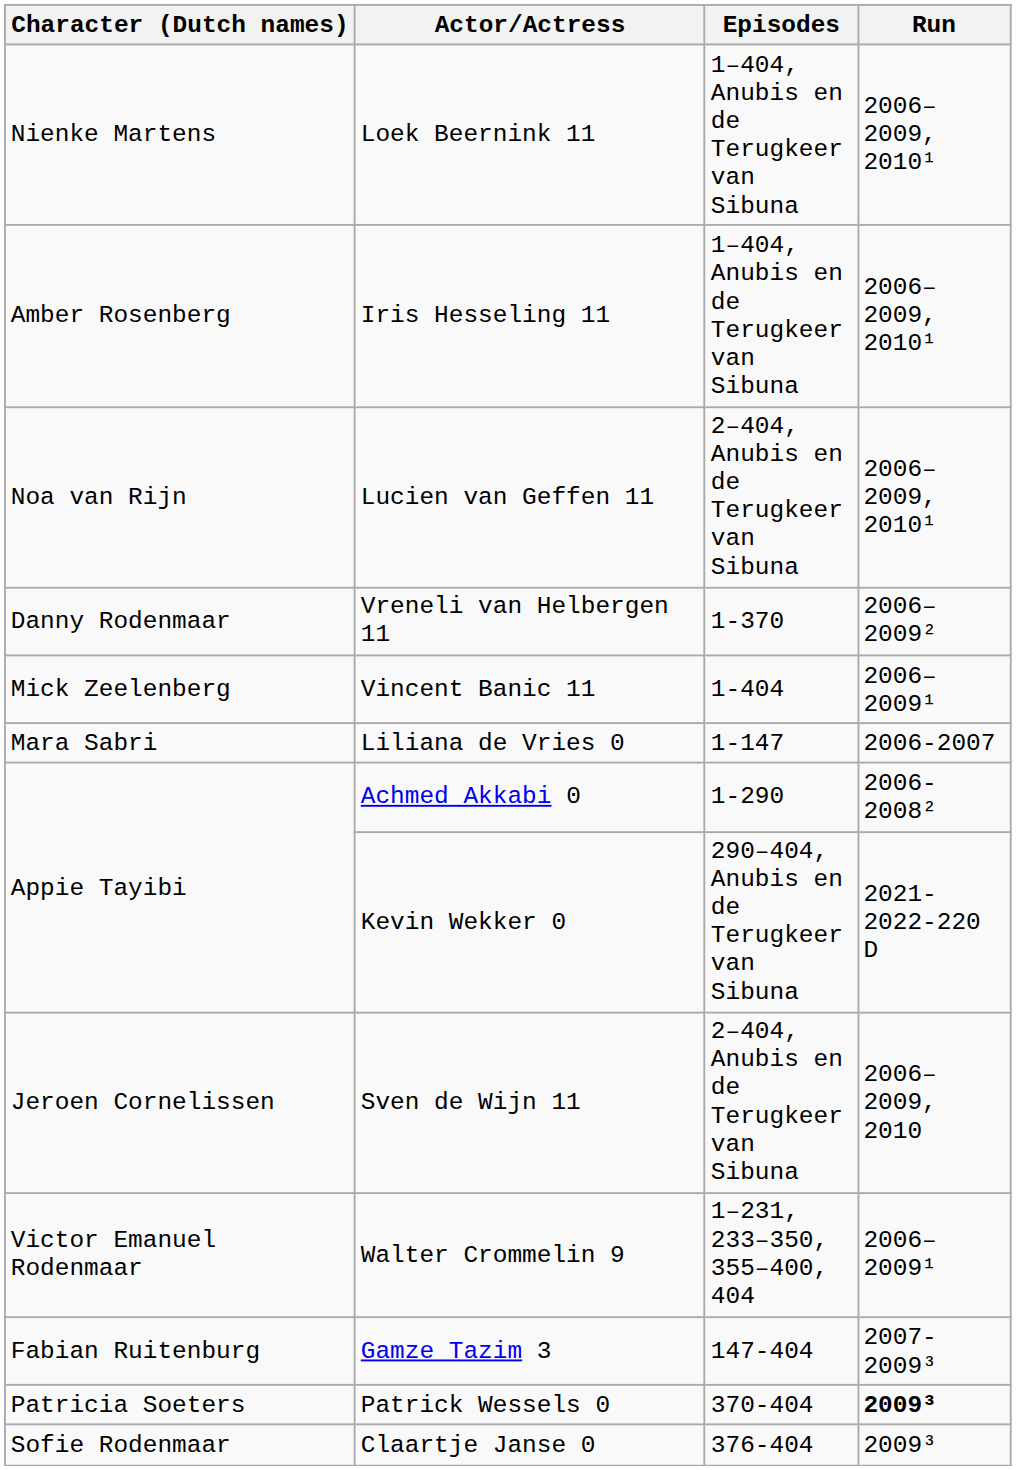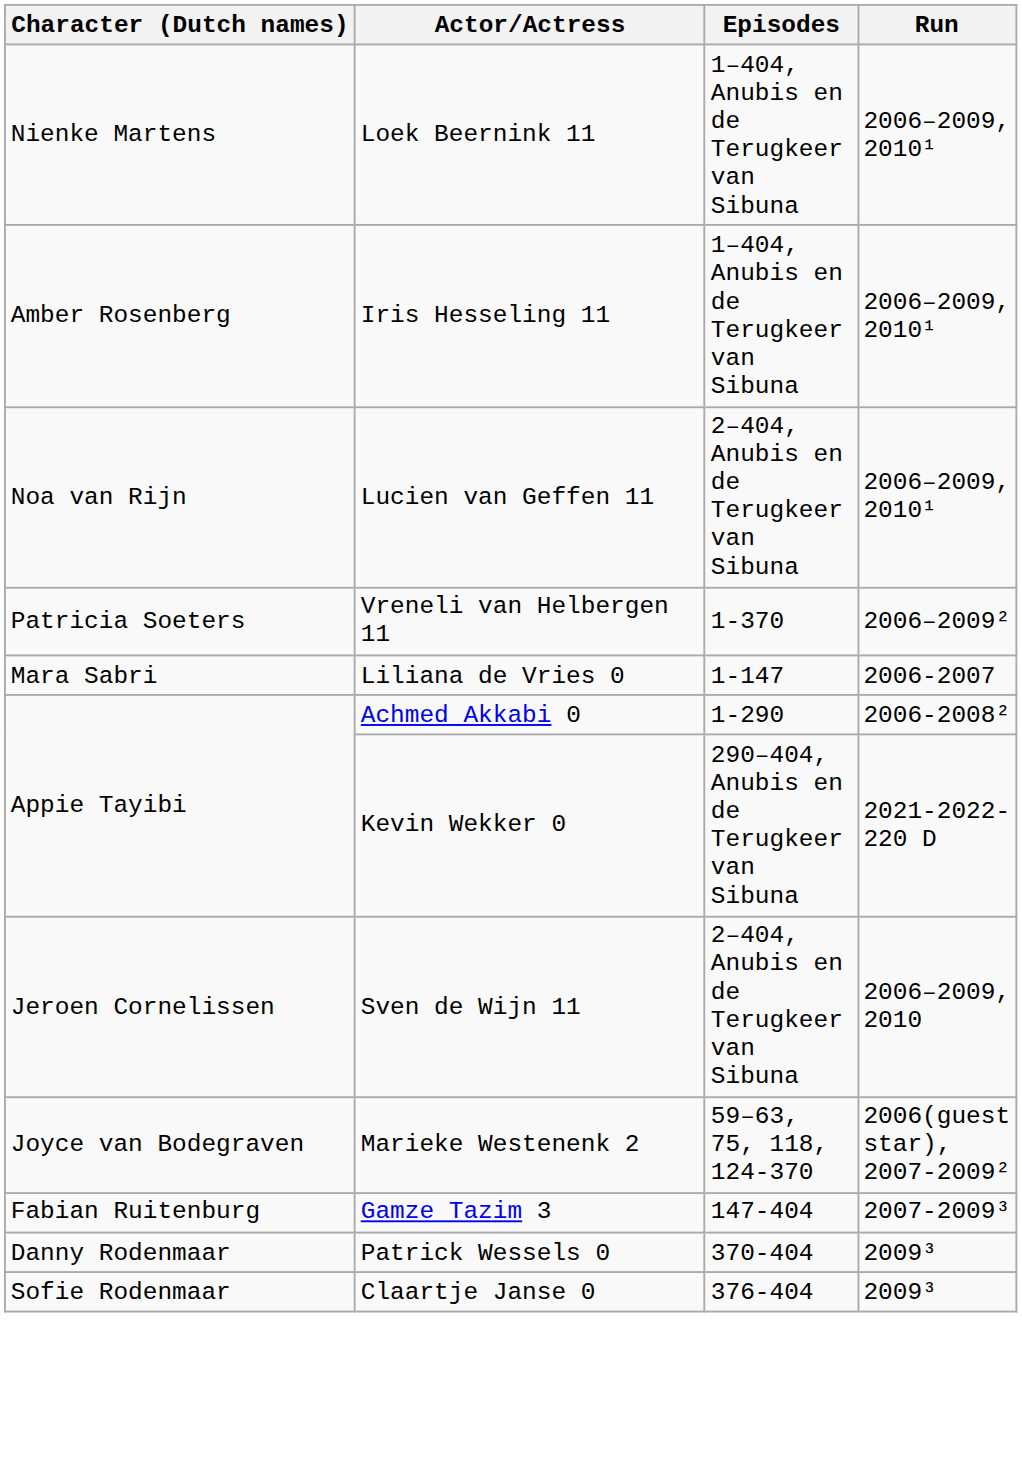(121, 621) Danny Rodenmaar -> (128, 621) Patricia Soeters
- row: (478, 689)
- row: (493, 1255)
+ row: (500, 1145)
(128, 1405) Patricia Soeters -> (121, 1253) Danny Rodenmaar
(900, 1405) bold -> (900, 1253) normal
